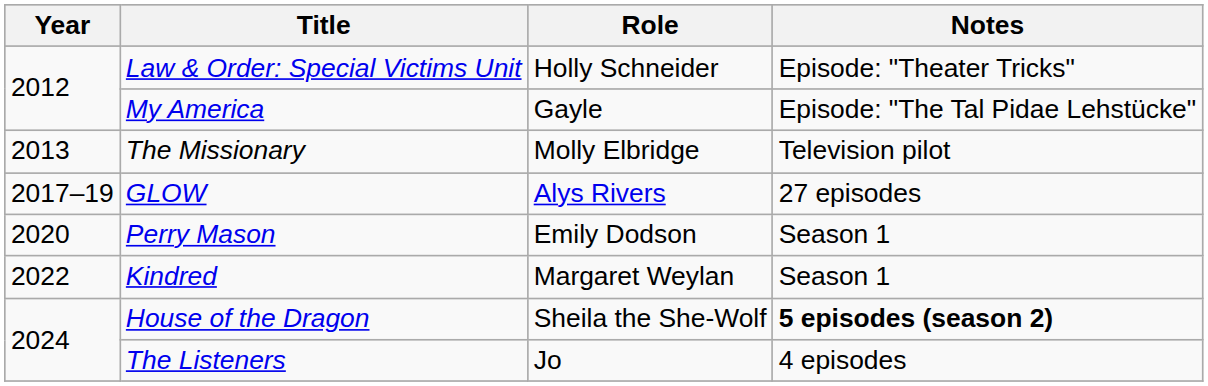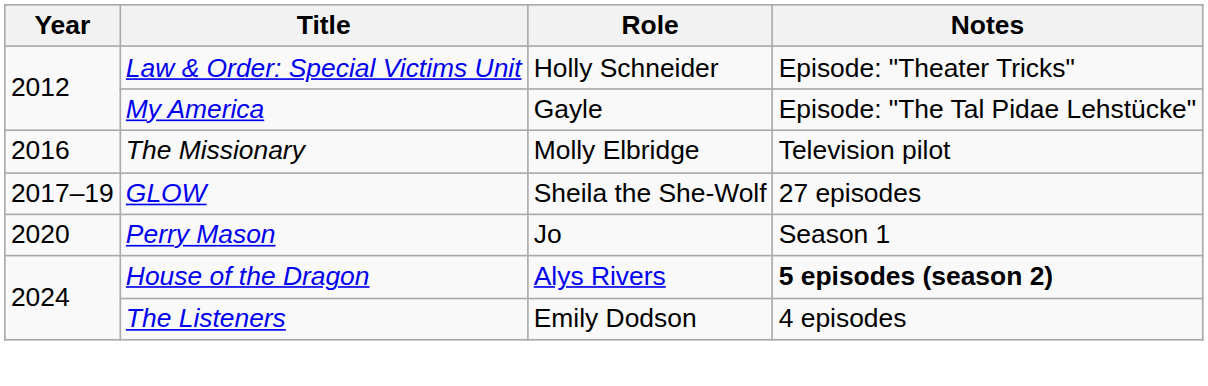(40, 151) 2013 -> (40, 151) 2016
(600, 192) Alys Rivers -> (650, 192) Sheila the She-Wolf
(615, 234) Emily Dodson -> (548, 234) Jo
- row: (171, 276)
(650, 318) Sheila the She-Wolf -> (600, 276) Alys Rivers
(548, 360) Jo -> (615, 318) Emily Dodson
